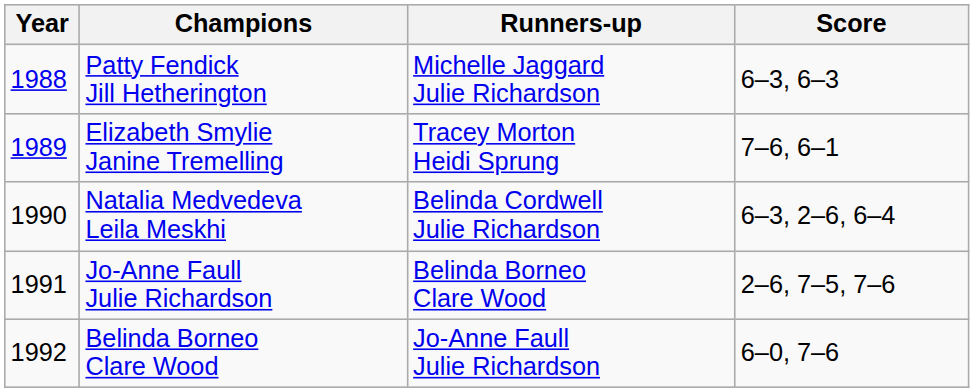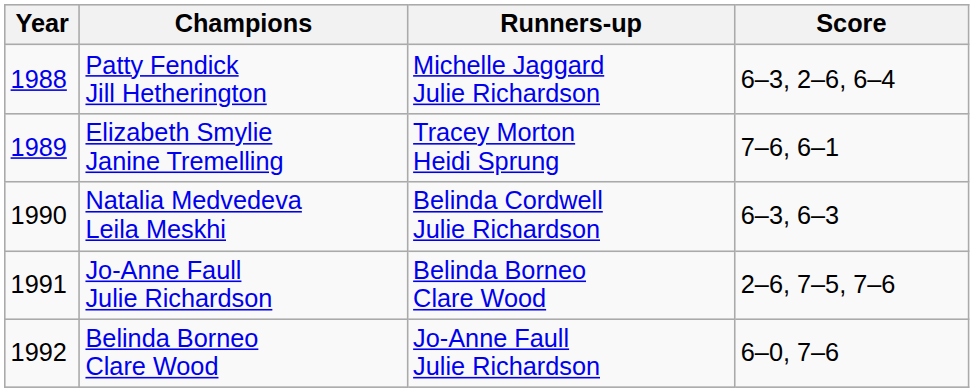(790, 78) 6–3, 6–3 -> (818, 78) 6–3, 2–6, 6–4
(818, 215) 6–3, 2–6, 6–4 -> (790, 215) 6–3, 6–3
